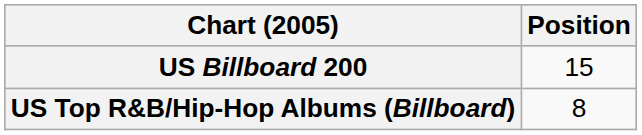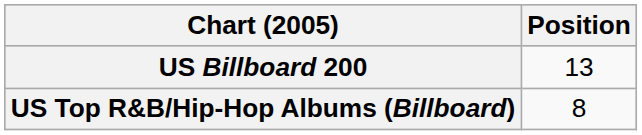(579, 66) 15 -> (579, 66) 13
